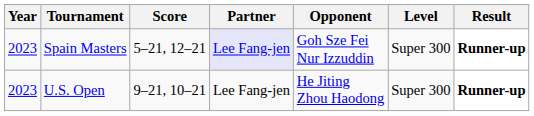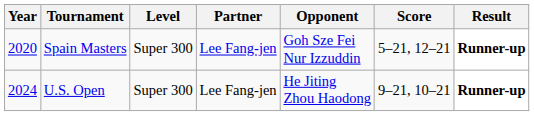columns swapped: (421, 16) <-> (170, 16)
(22, 49) 2023 -> (22, 49) 2020
(251, 49) lavender background -> (238, 49) no background
(22, 90) 2023 -> (22, 90) 2024
